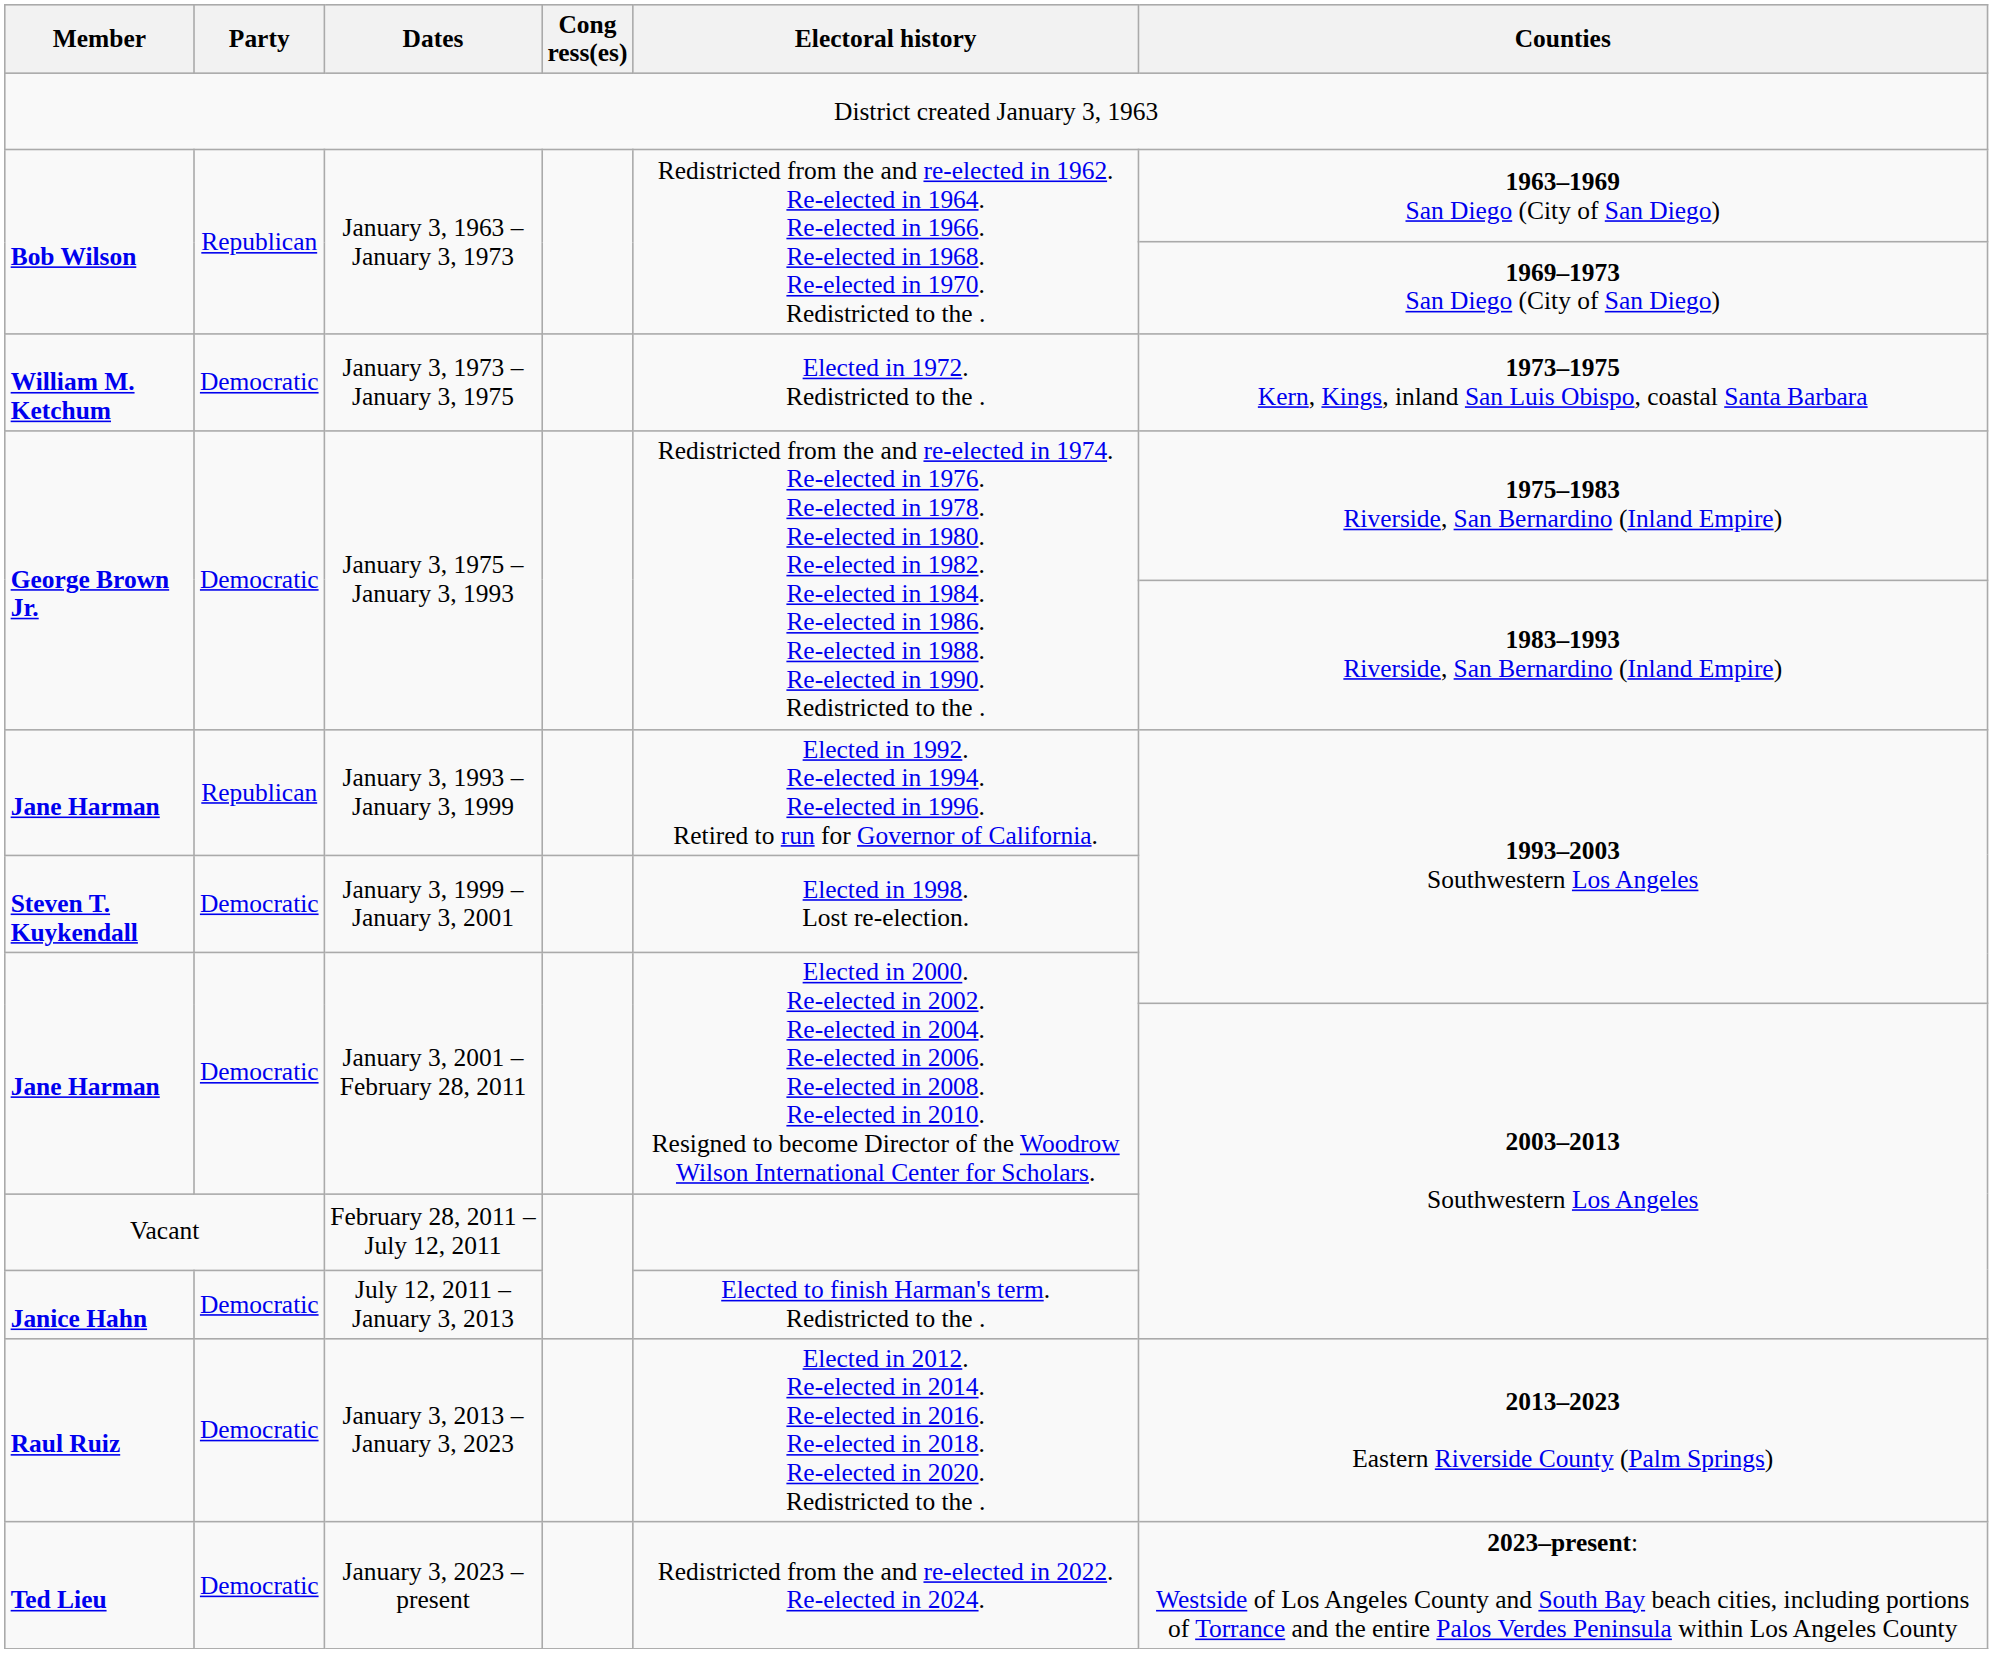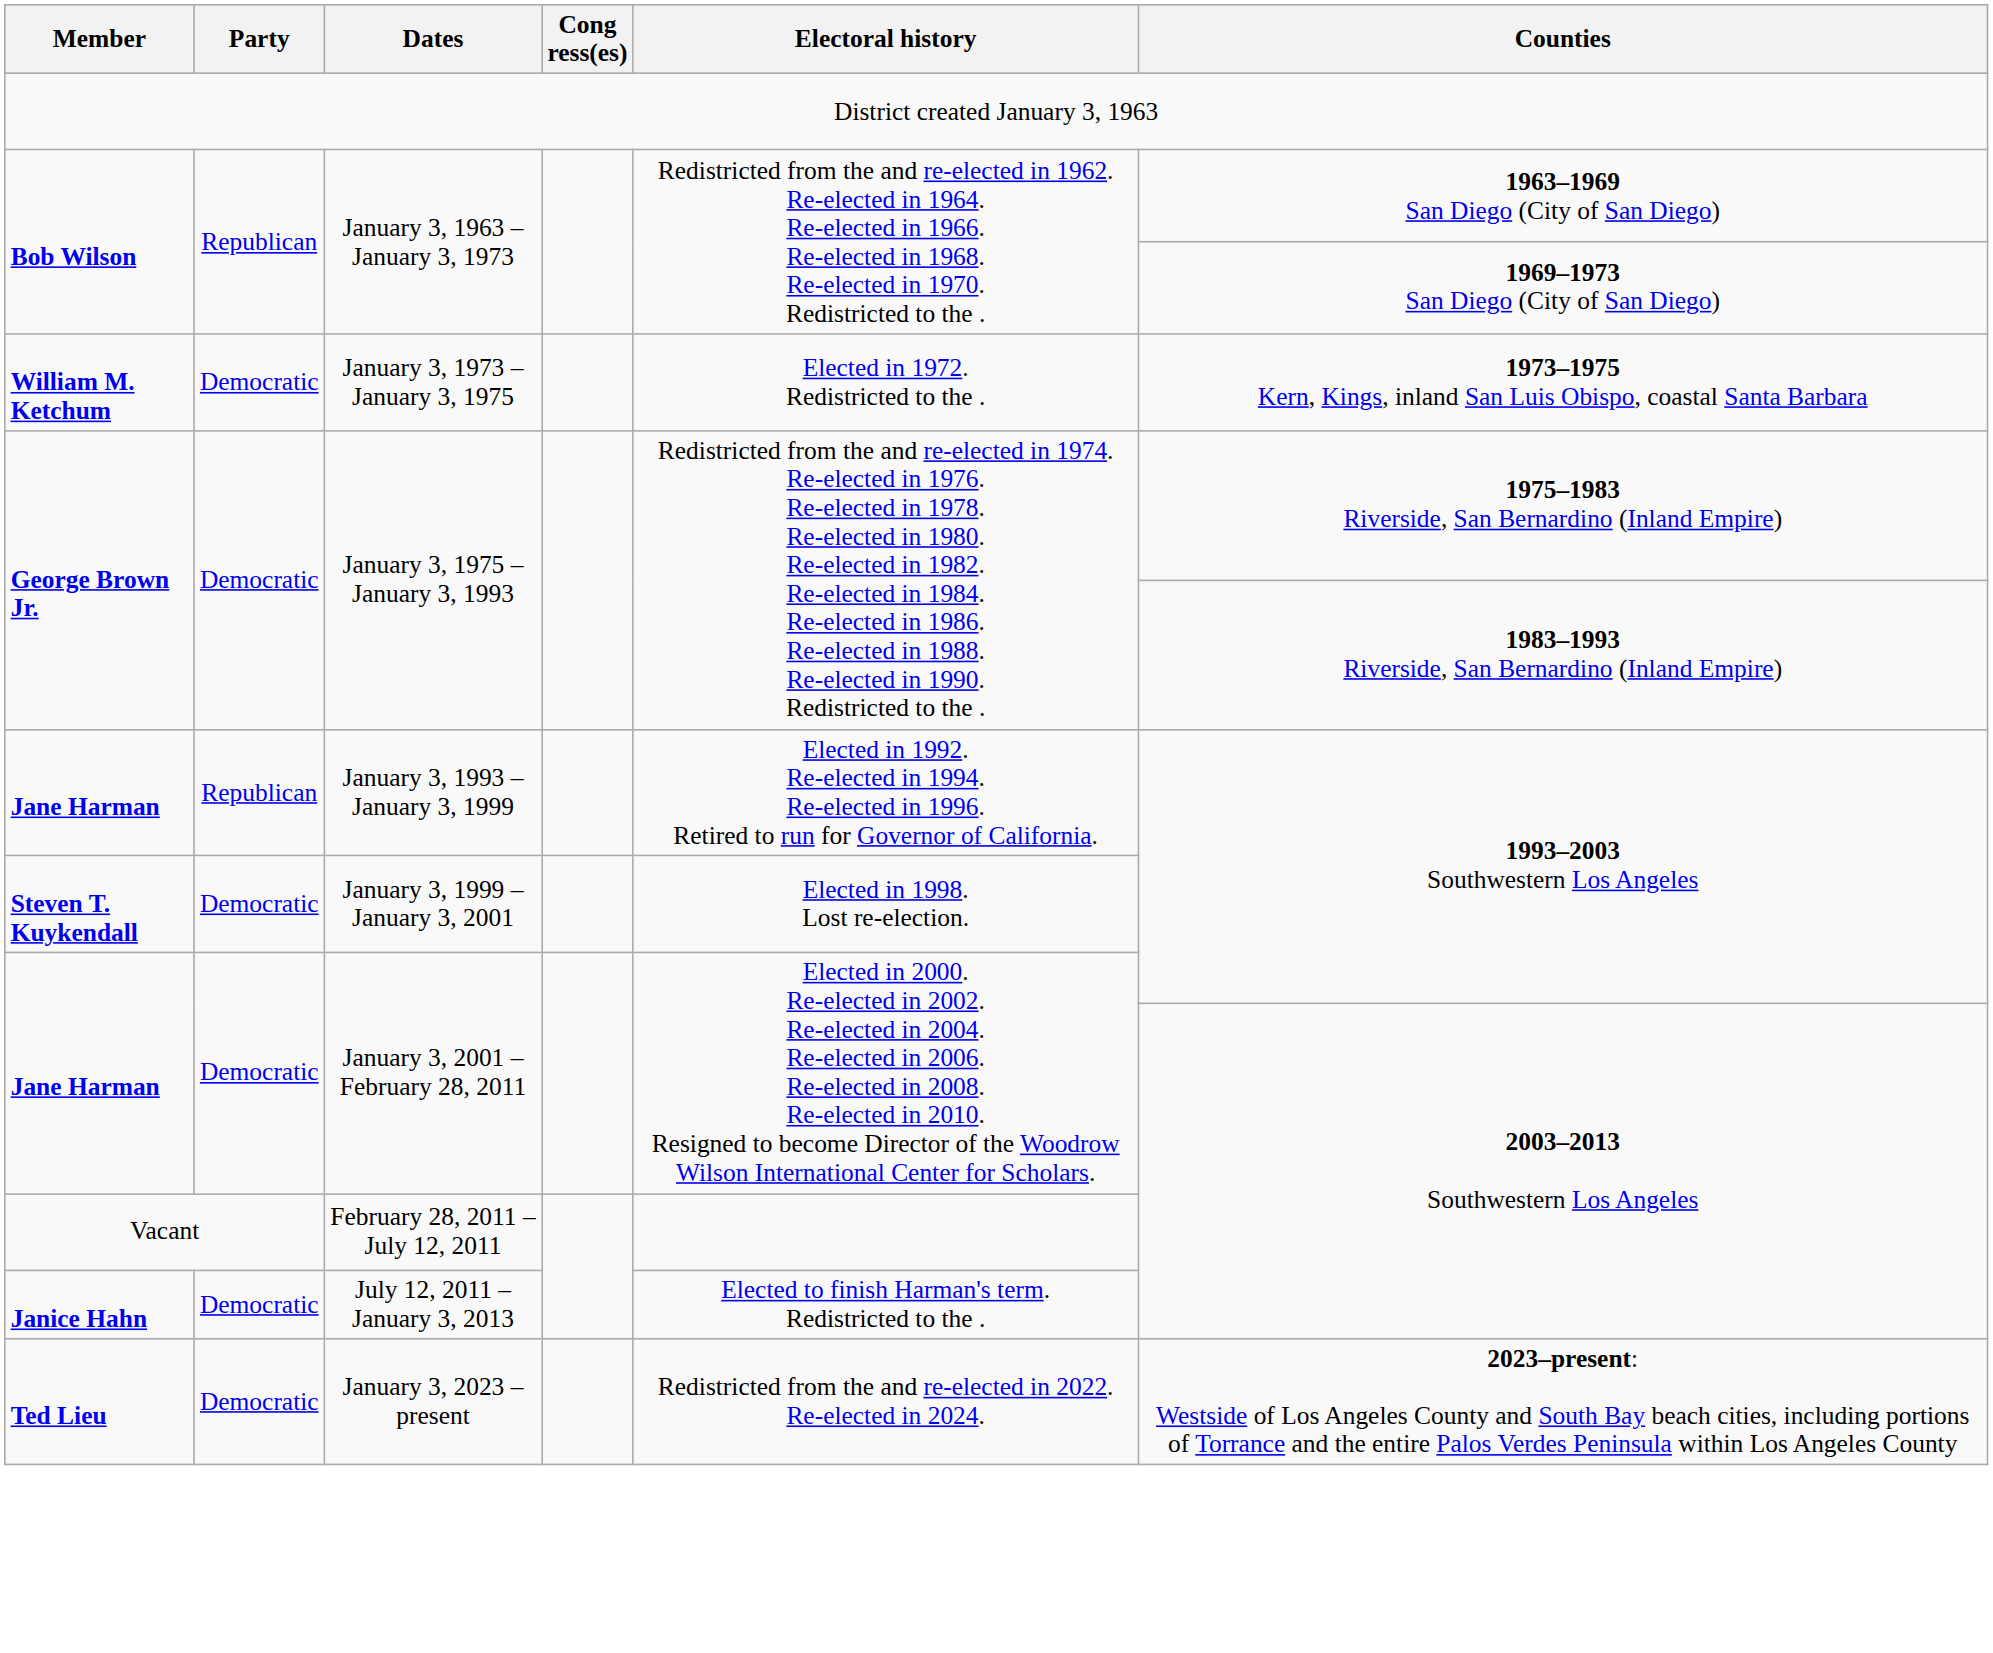- row: (65, 1444)
